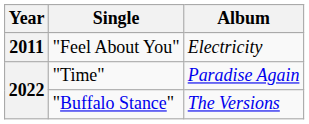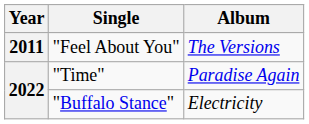(225, 47) Electricity -> (234, 47) The Versions
(234, 103) The Versions -> (225, 103) Electricity
